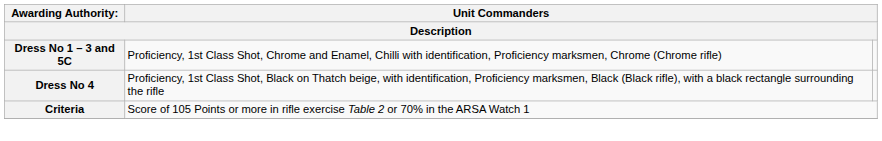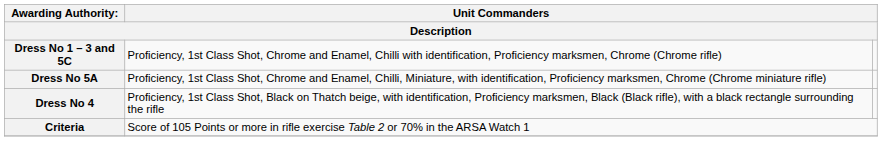+ row: (65, 79)
